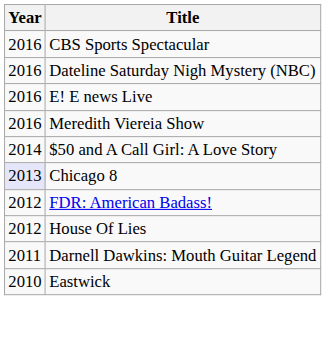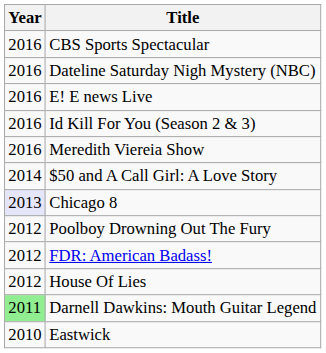+ row: (152, 123)
+ row: (160, 228)
(25, 255) no background -> (25, 307) lightgreen background
